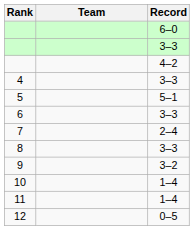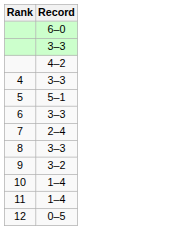- column: (92, 13)
